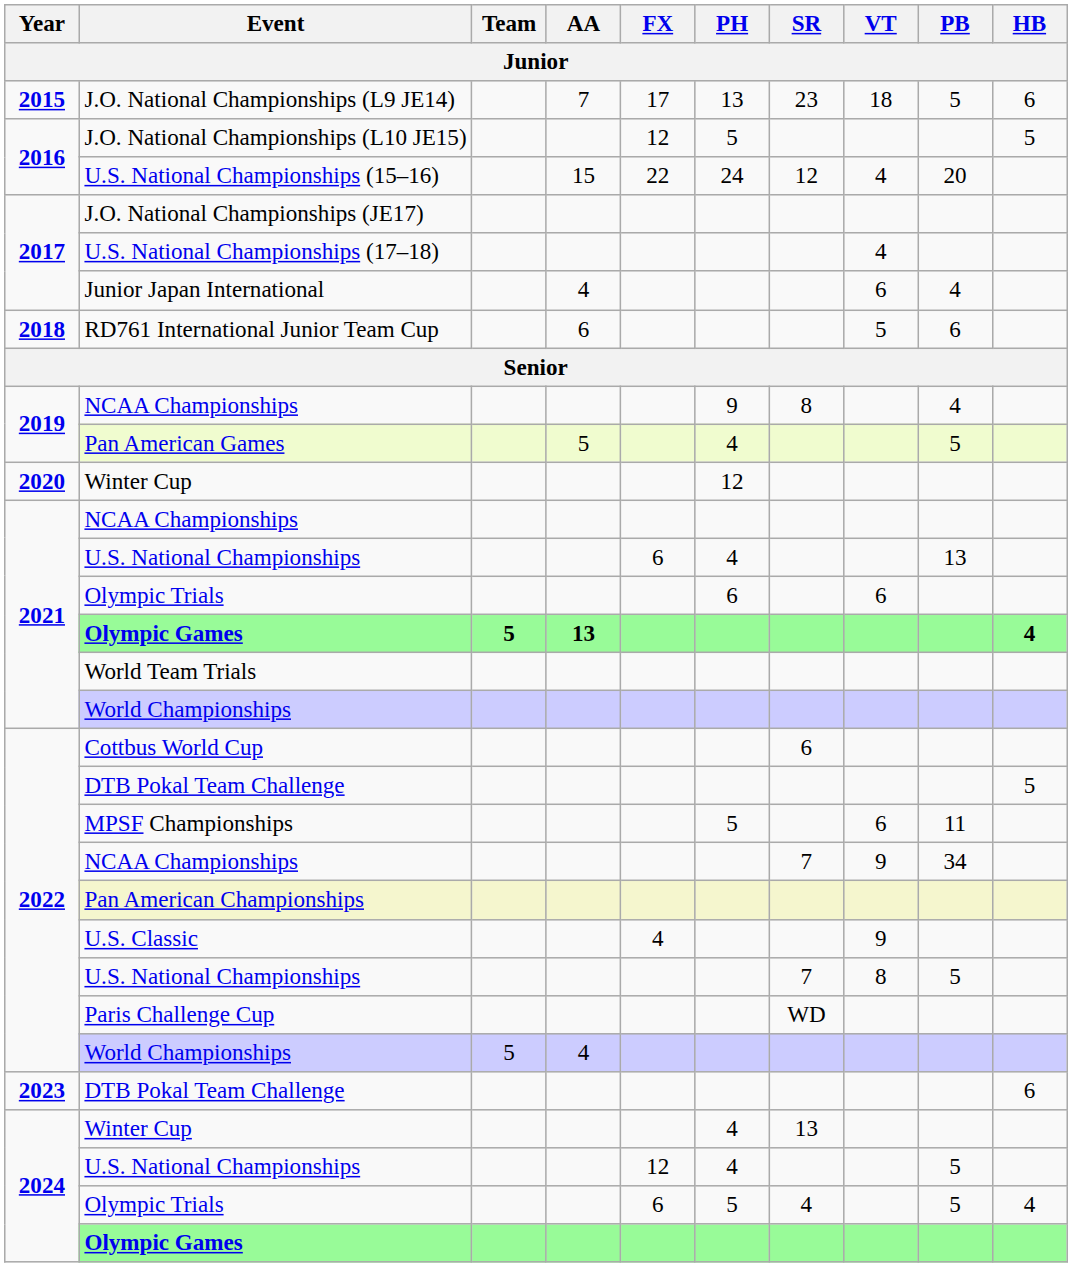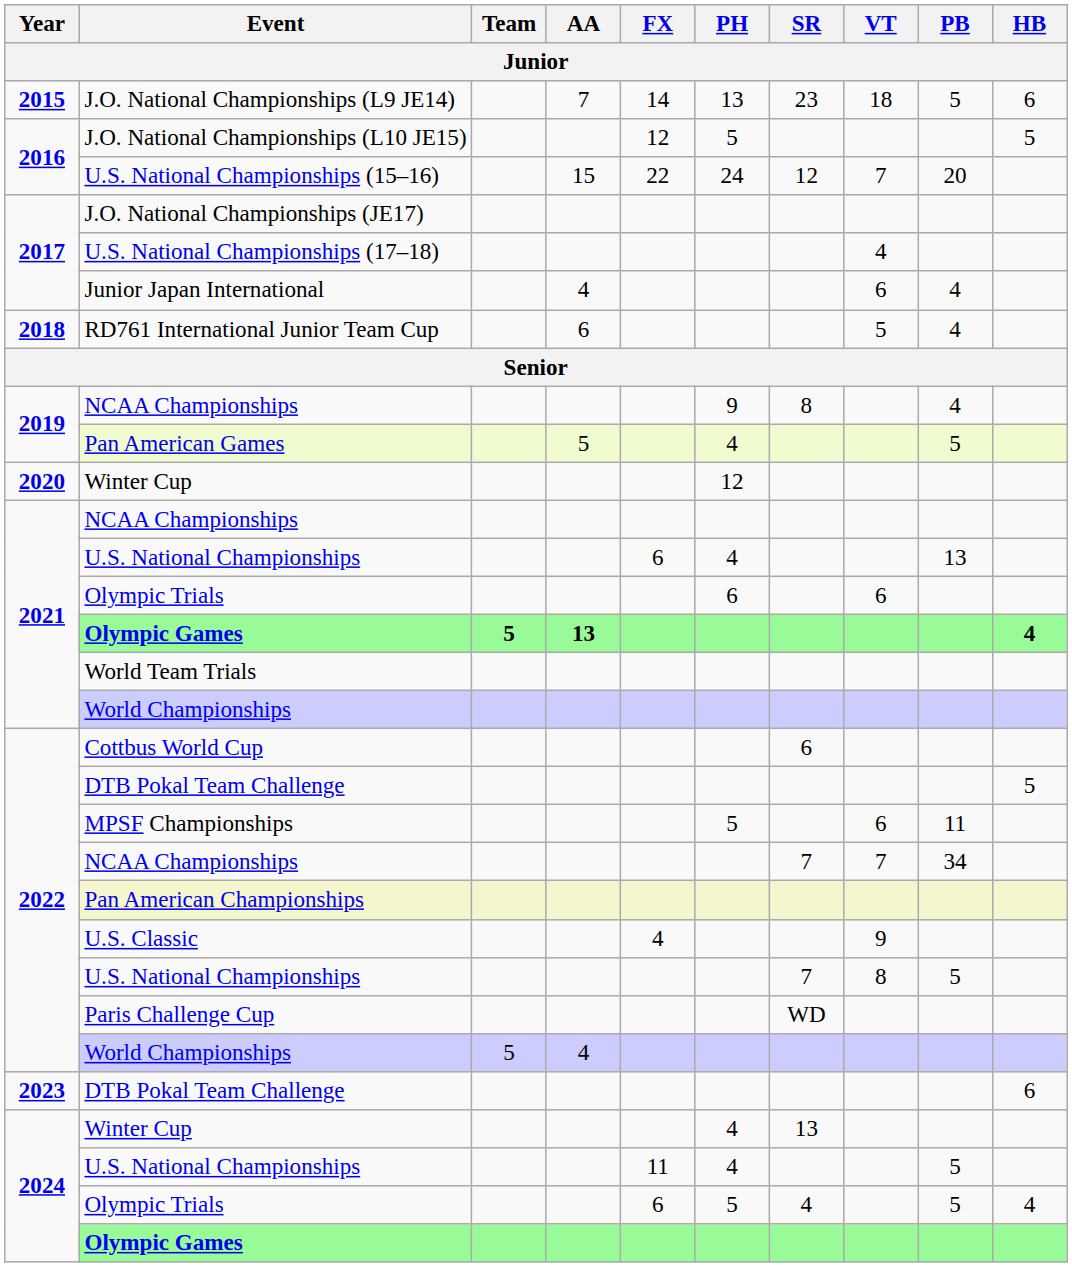(658, 99) 17 -> (658, 99) 14
(881, 176) 4 -> (881, 176) 7
(955, 328) 6 -> (955, 328) 4
(881, 861) 9 -> (881, 861) 7
(658, 1166) 12 -> (658, 1166) 11
